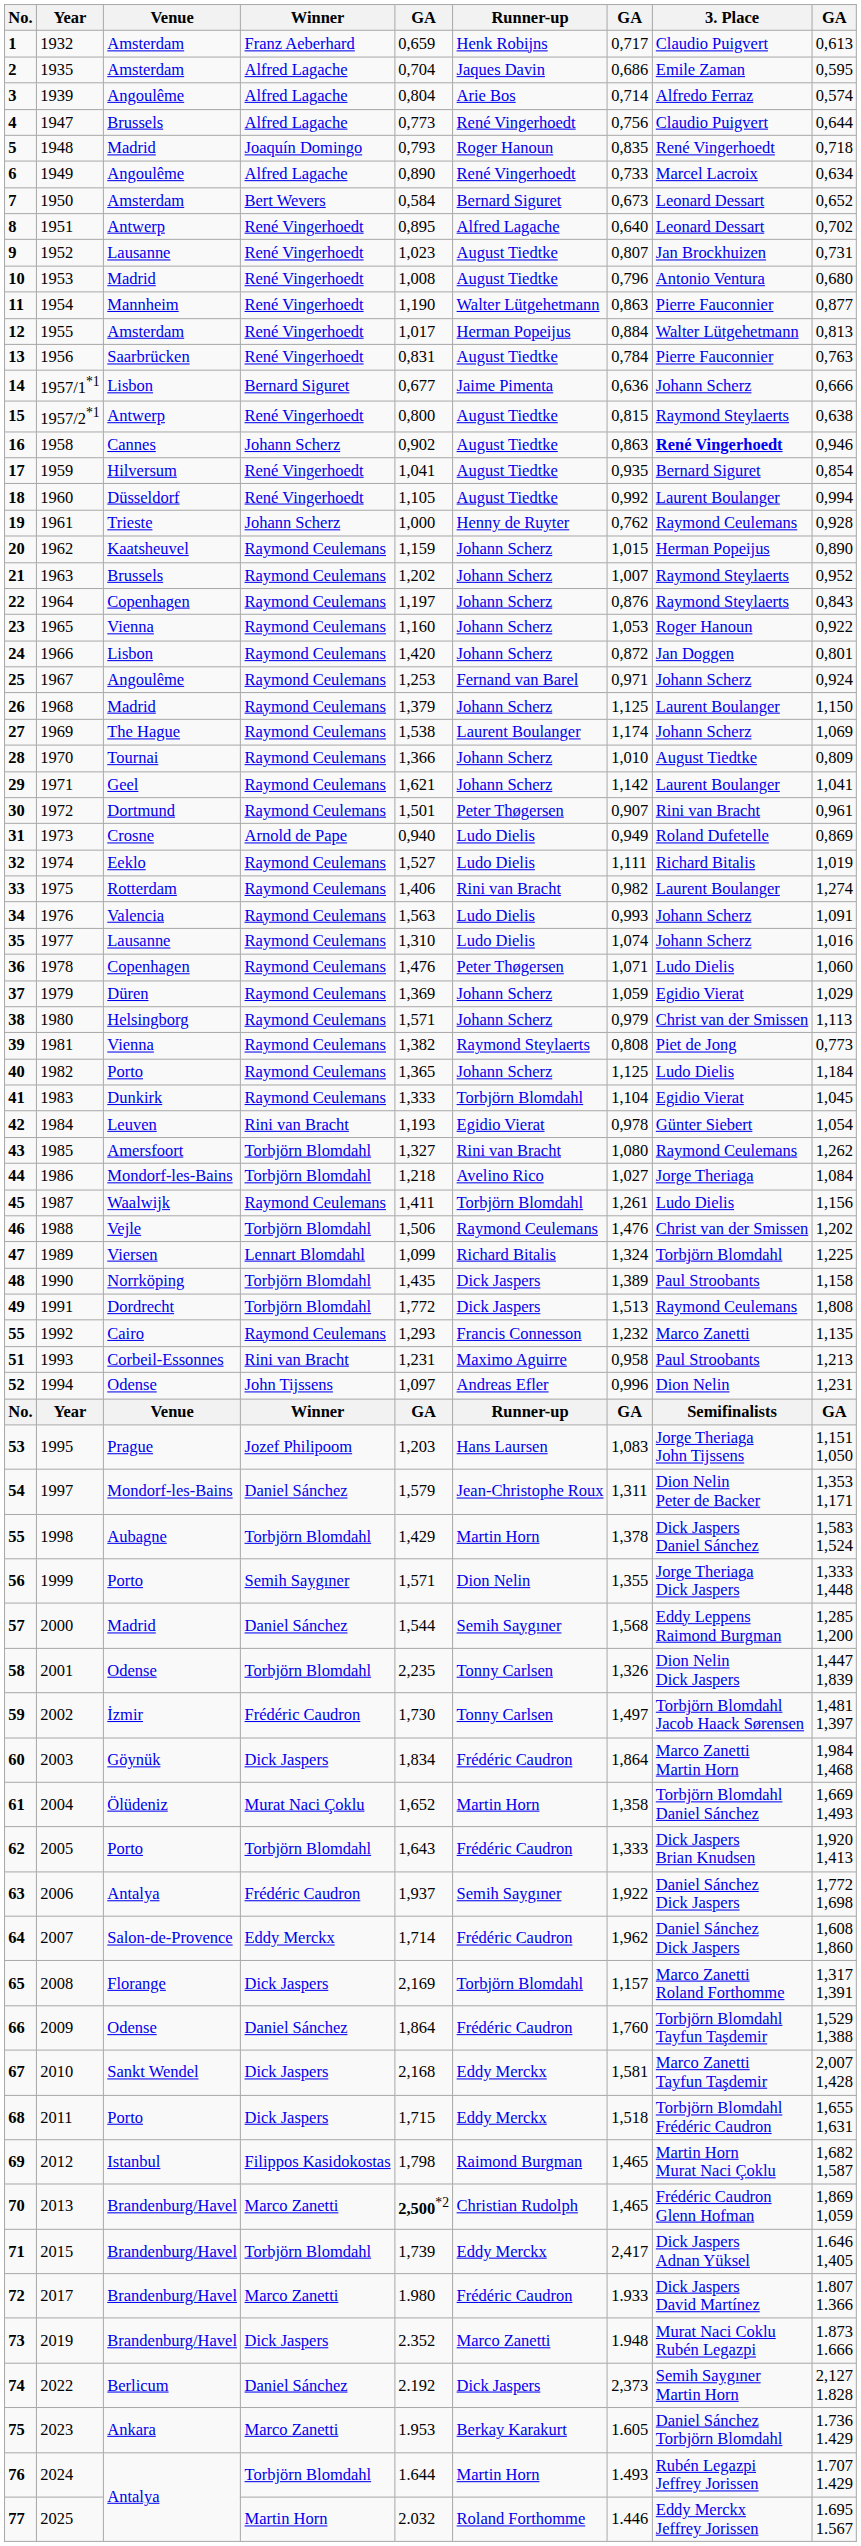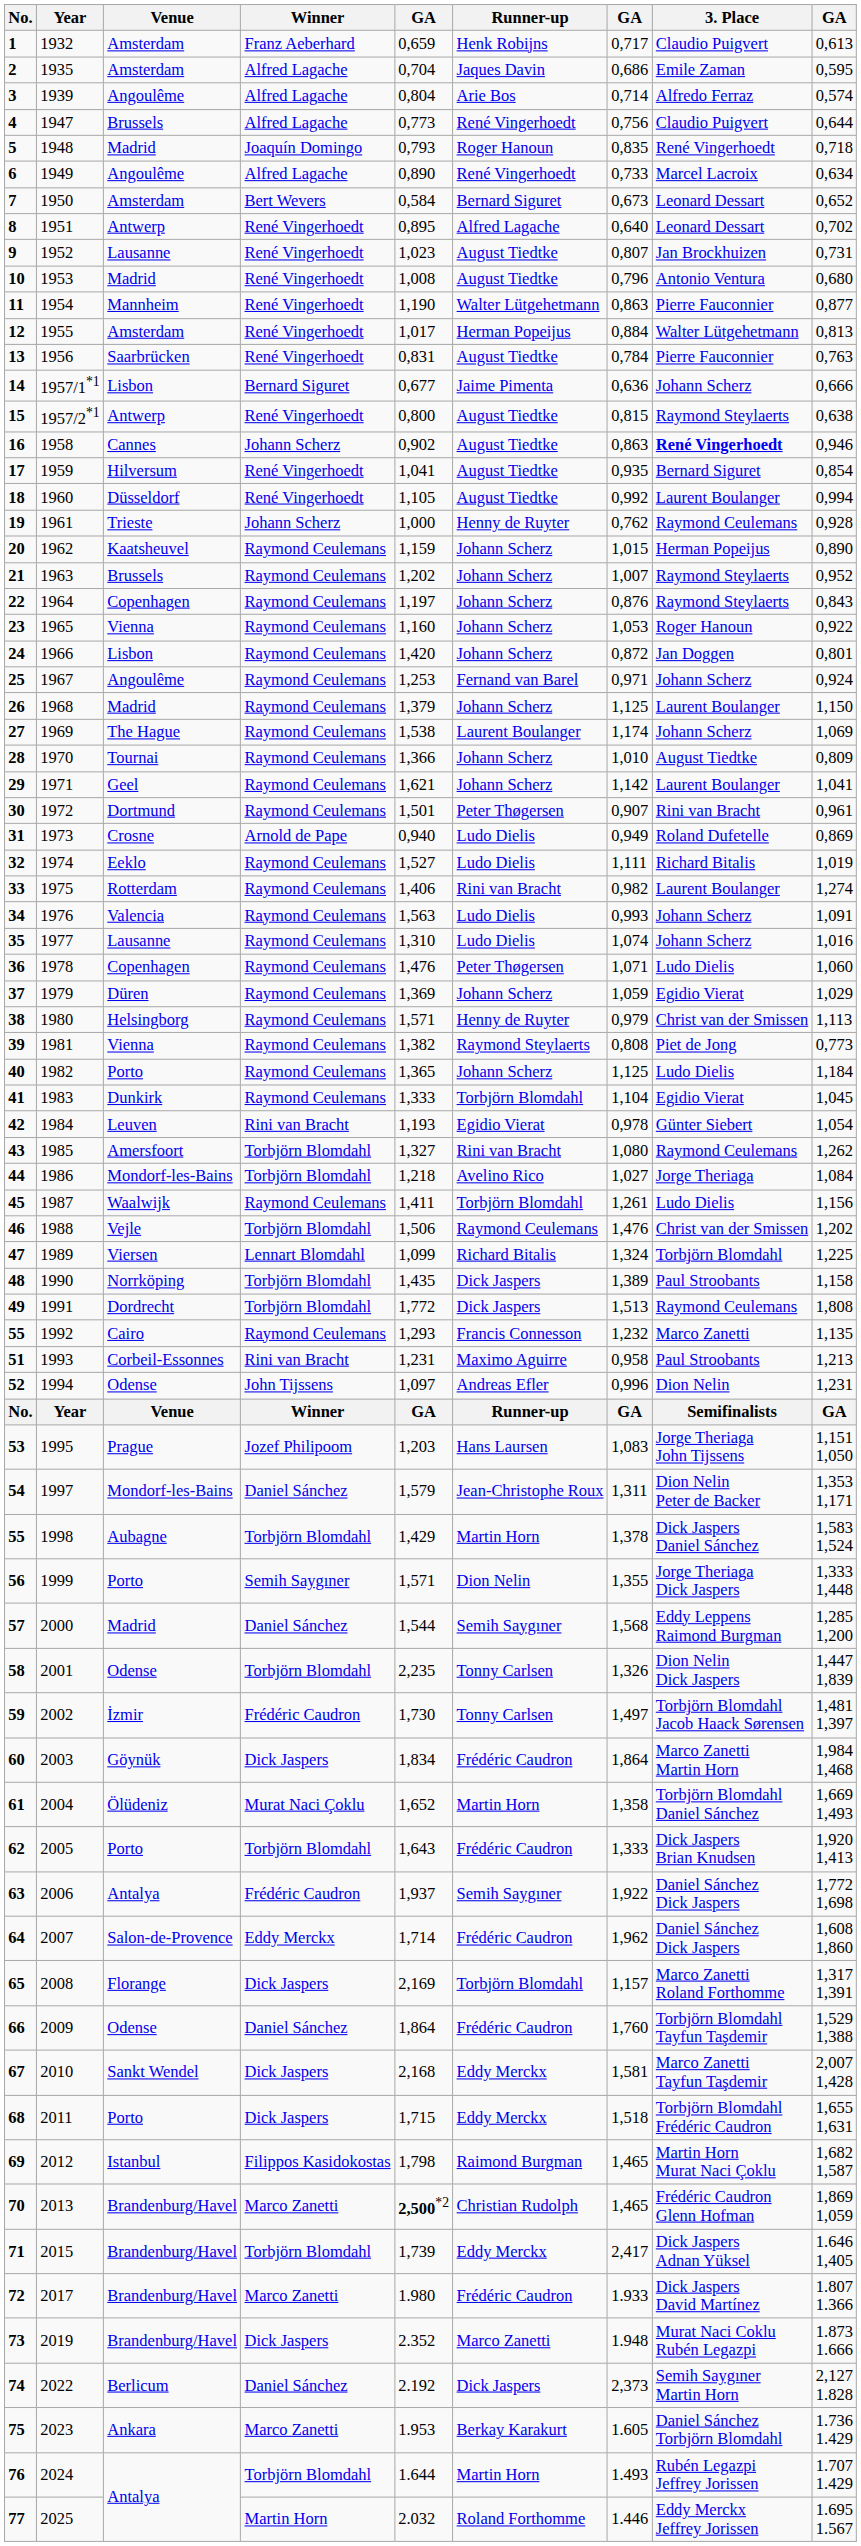(504, 1019) Johann Scherz -> (513, 1019) Henny de Ruyter
